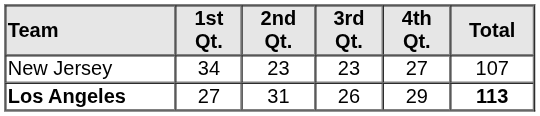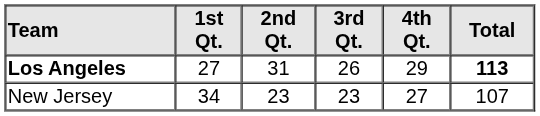rows swapped: (67, 96) <-> (60, 68)
